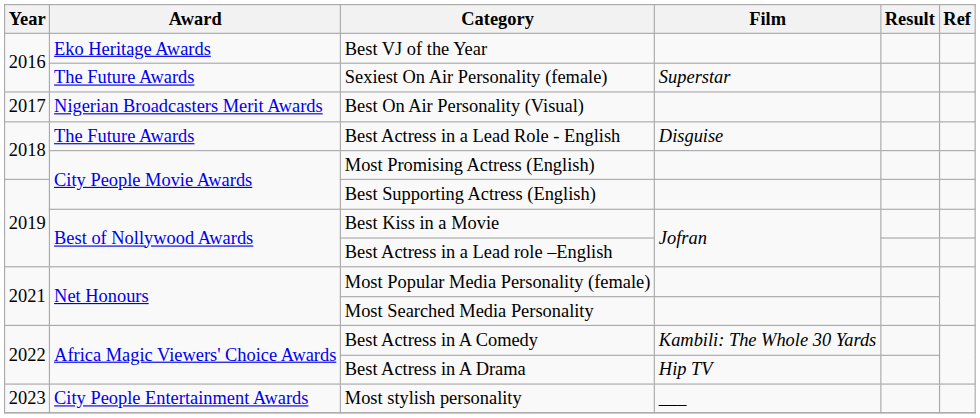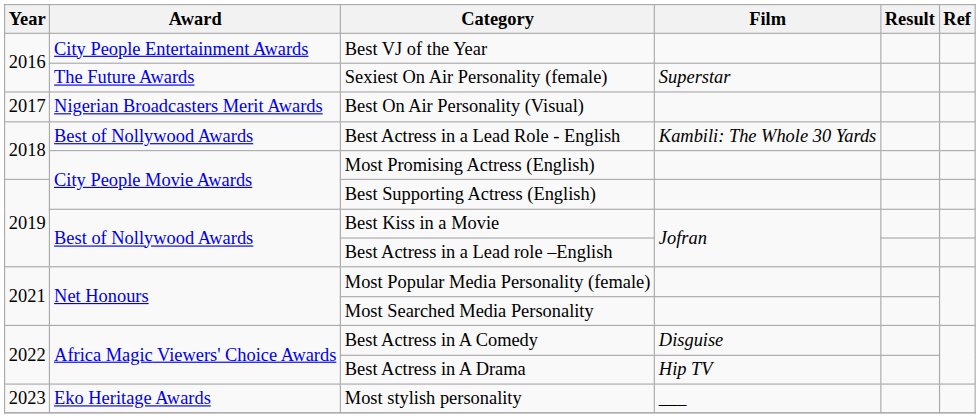(132, 48) Eko Heritage Awards -> (181, 48) City People Entertainment Awards
(124, 135) The Future Awards -> (154, 135) Best of Nollywood Awards
(691, 135) Disguise -> (768, 135) Kambili: The Whole 30 Yards
(768, 340) Kambili: The Whole 30 Yards -> (691, 340) Disguise
(181, 398) City People Entertainment Awards -> (132, 398) Eko Heritage Awards
